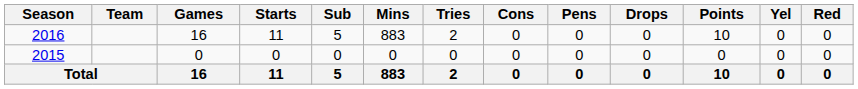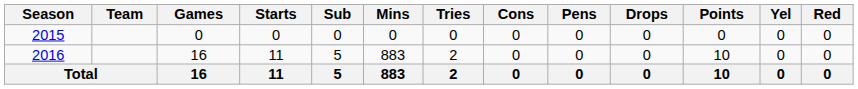rows swapped: (48, 54) <-> (48, 34)
